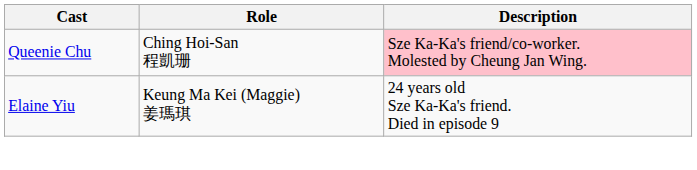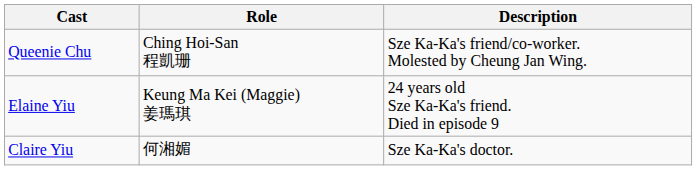(487, 52) pink background -> (487, 52) no background
+ row: (41, 150)
